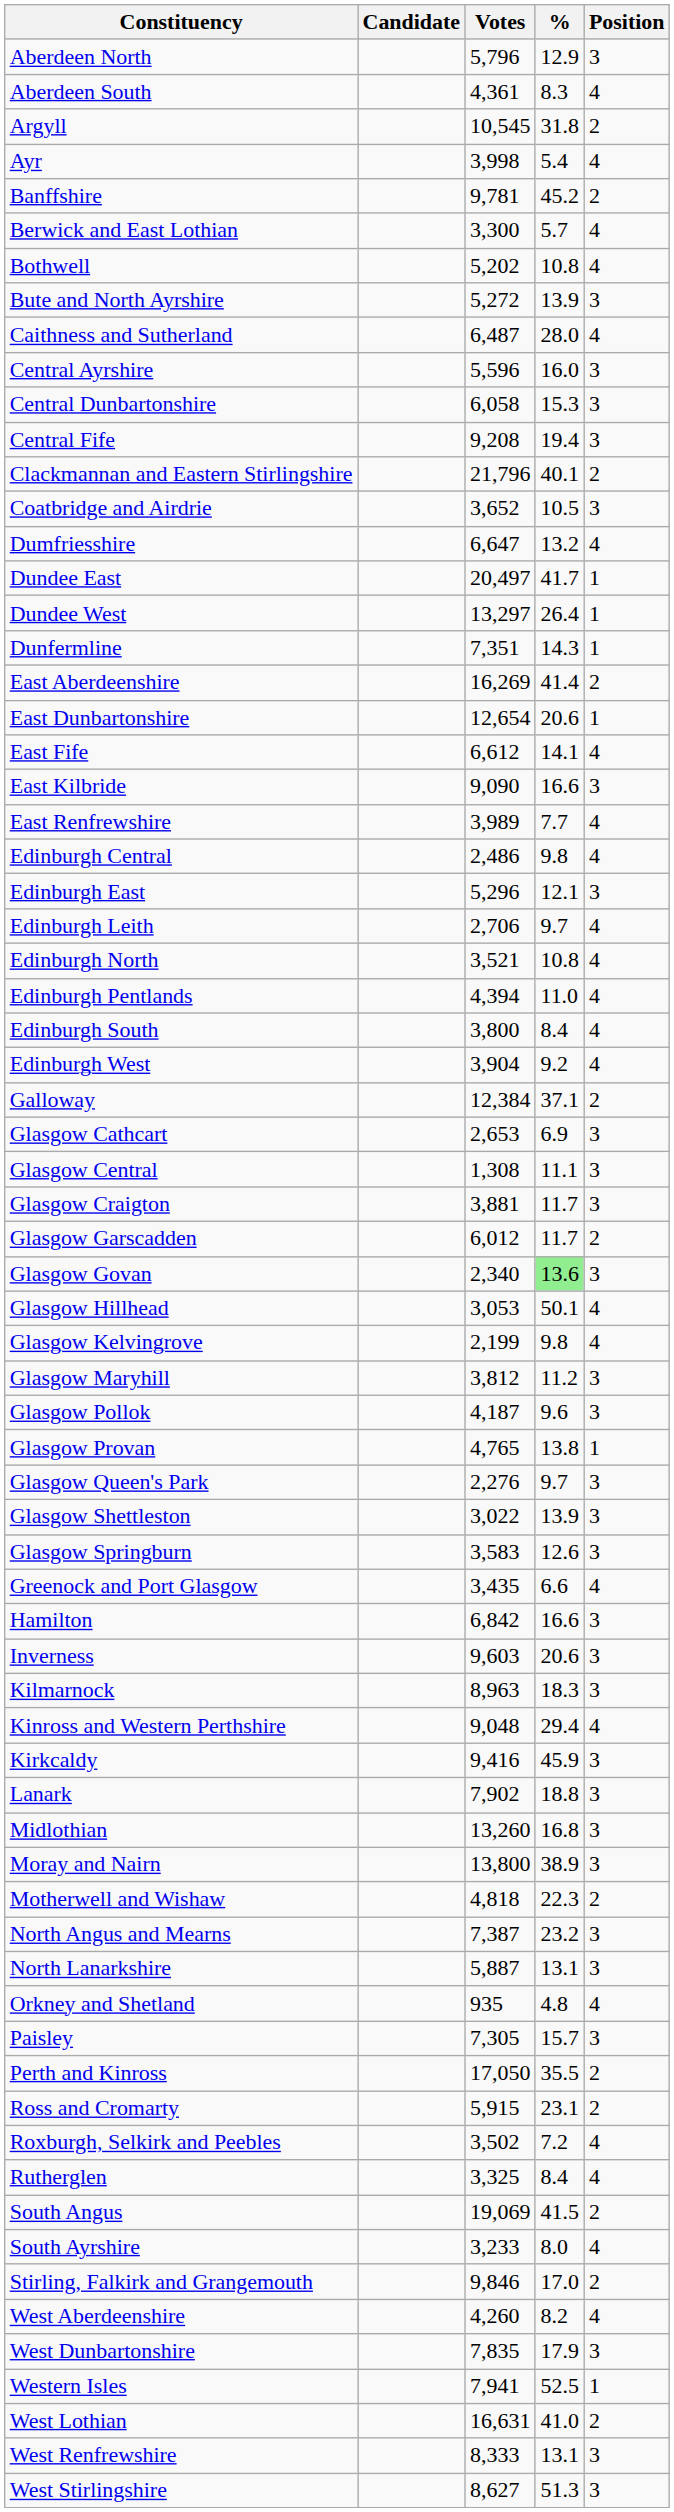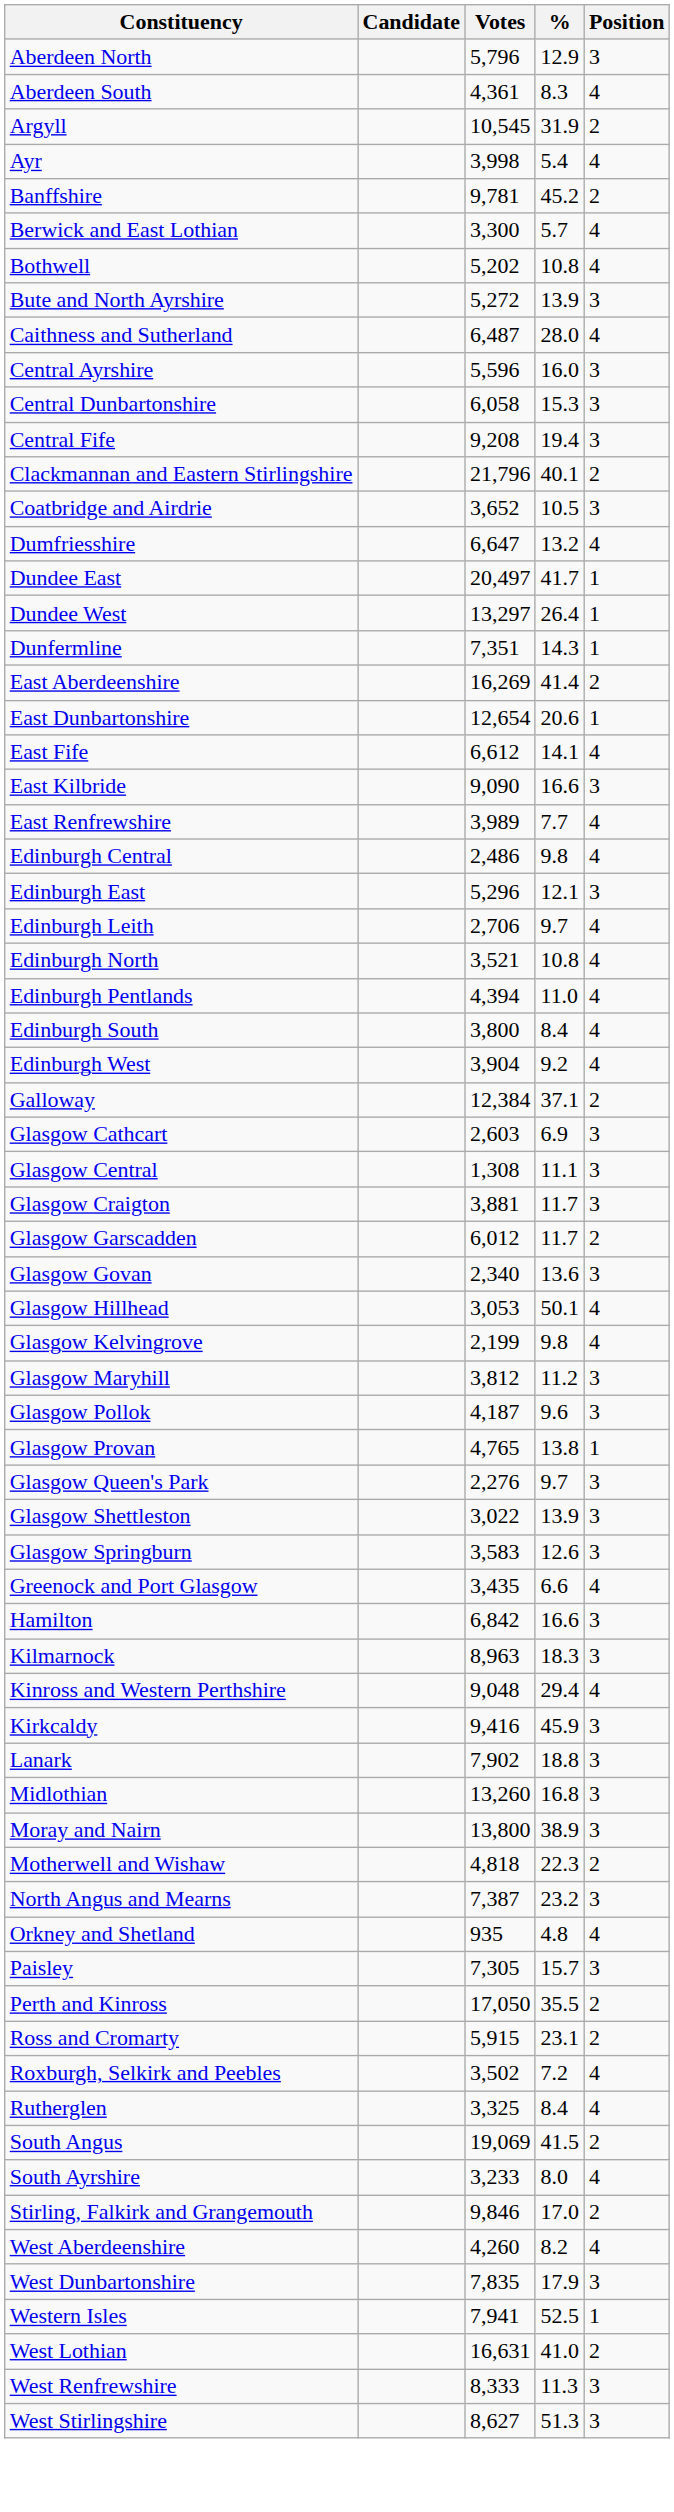(560, 126) 31.8 -> (560, 126) 31.9
(495, 1134) 2,653 -> (495, 1134) 2,603
(560, 1273) lightgreen background -> (560, 1273) no background
- row: (52, 1655)
- row: (90, 1968)
(560, 2455) 13.1 -> (559, 2385) 11.3
